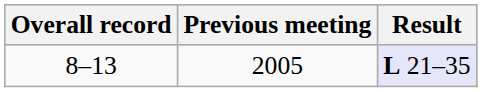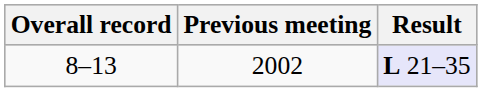(277, 65) 2005 -> (277, 65) 2002
